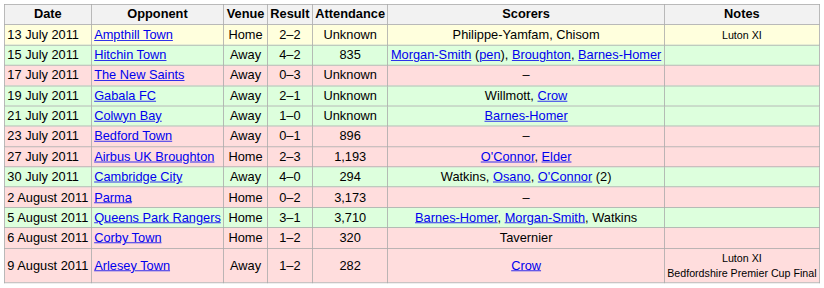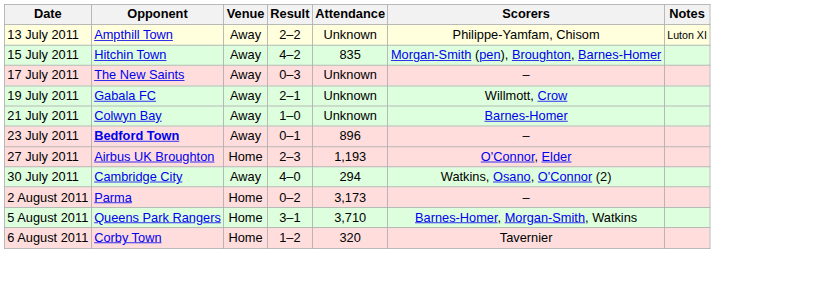(246, 34) Home -> (246, 34) Away
(133, 136) normal -> (137, 136) bold
- row: (48, 265)
